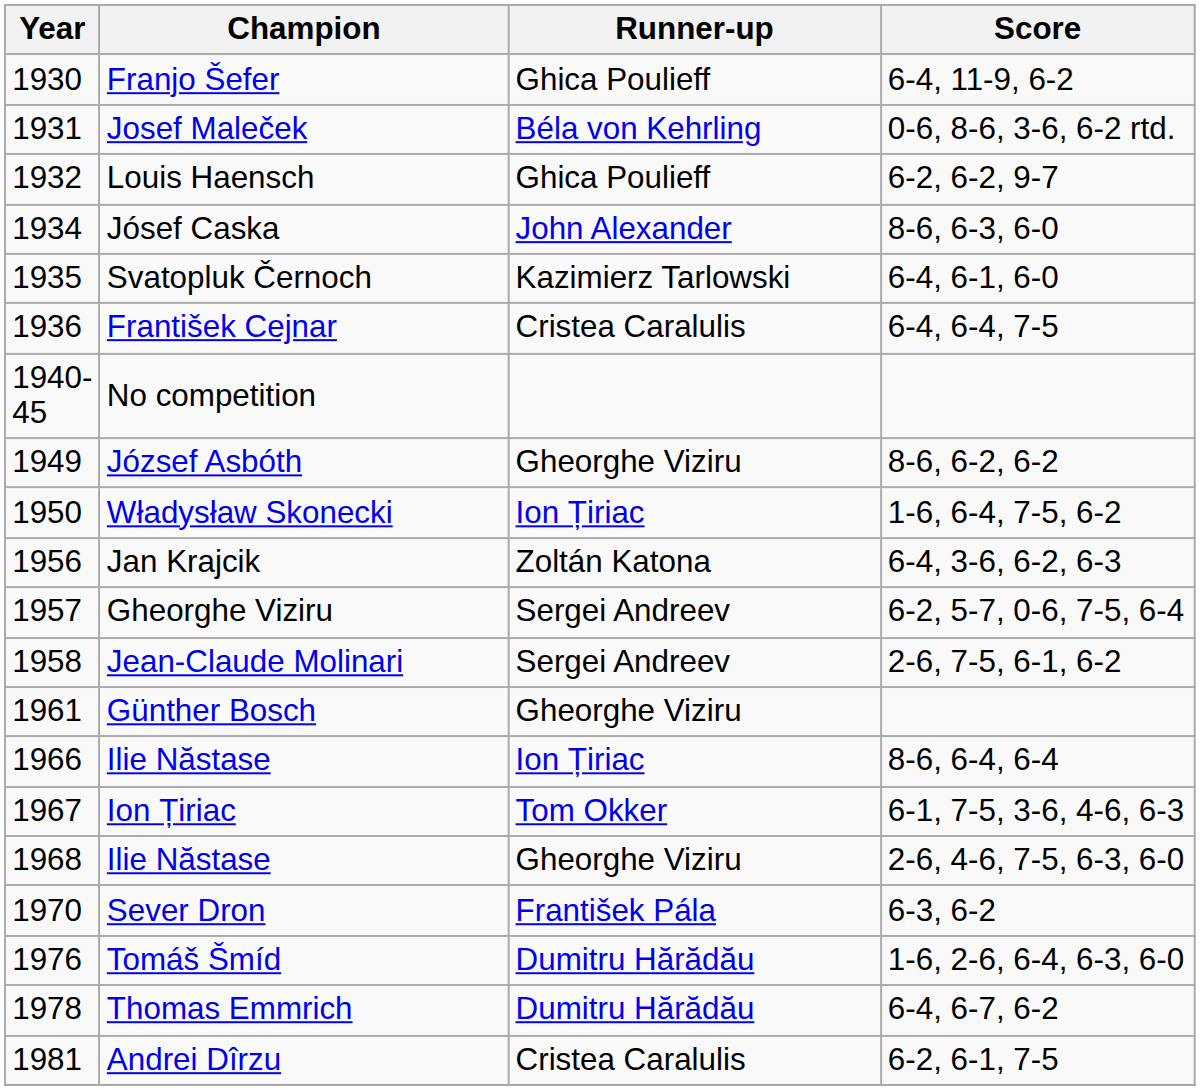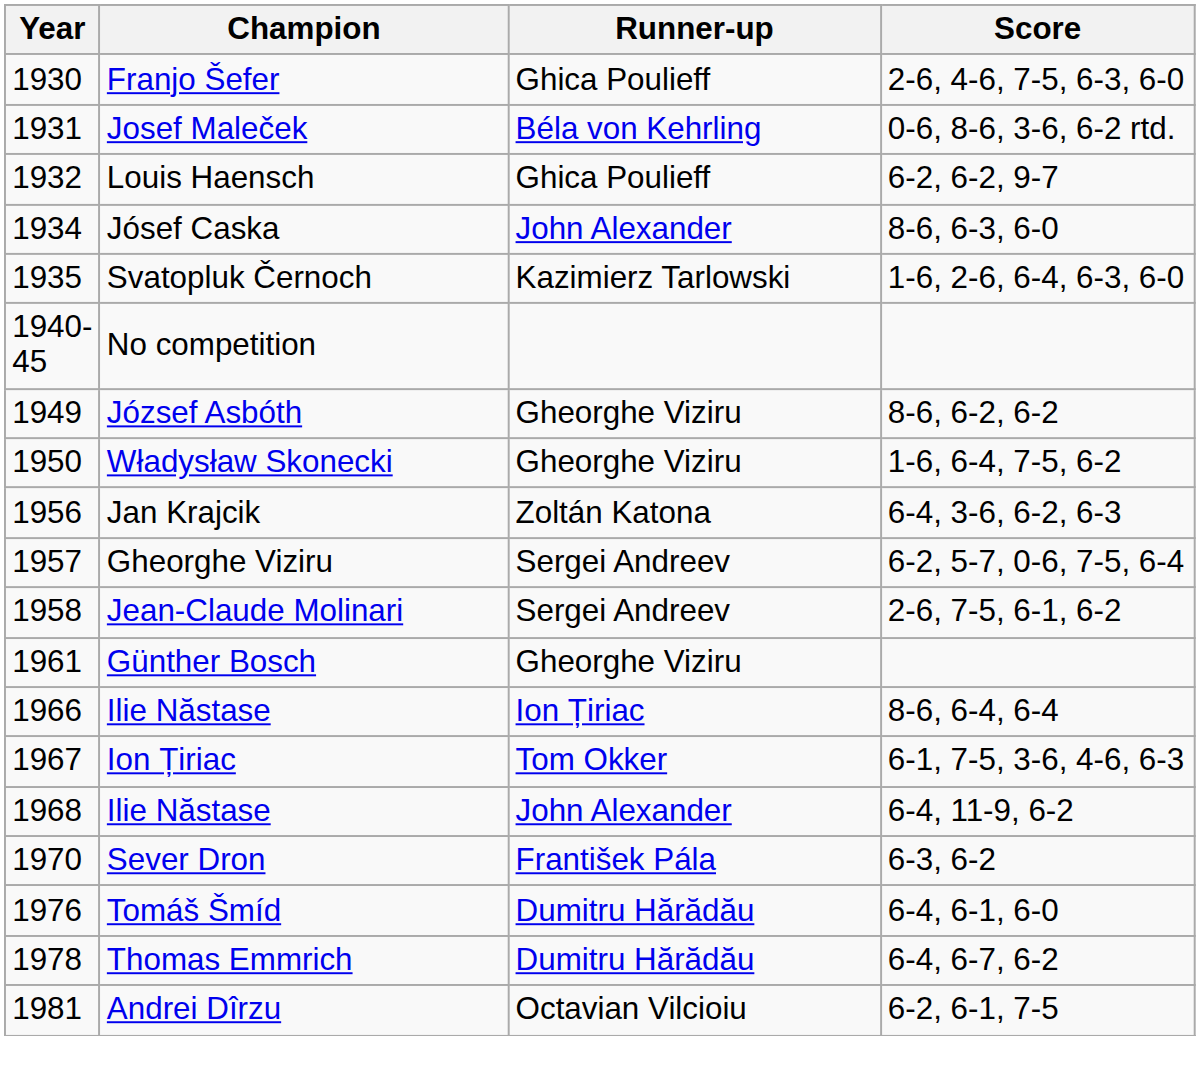(981, 79) 6-4, 11-9, 6-2 -> (1036, 79) 2-6, 4-6, 7-5, 6-3, 6-0
(973, 278) 6-4, 6-1, 6-0 -> (1036, 278) 1-6, 2-6, 6-4, 6-3, 6-0
- row: (47, 327)
(580, 512) Ion Țiriac -> (629, 462) Gheorghe Viziru
(629, 860) Gheorghe Viziru -> (624, 810) John Alexander
(1036, 860) 2-6, 4-6, 7-5, 6-3, 6-0 -> (981, 810) 6-4, 11-9, 6-2
(1036, 959) 1-6, 2-6, 6-4, 6-3, 6-0 -> (973, 910) 6-4, 6-1, 6-0
(631, 1059) Cristea Caralulis -> (631, 1009) Octavian Vilcioiu
